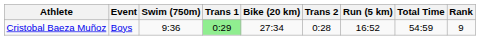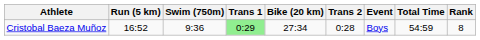columns swapped: (124, 12) <-> (368, 12)
(461, 28) 9 -> (461, 28) 8
